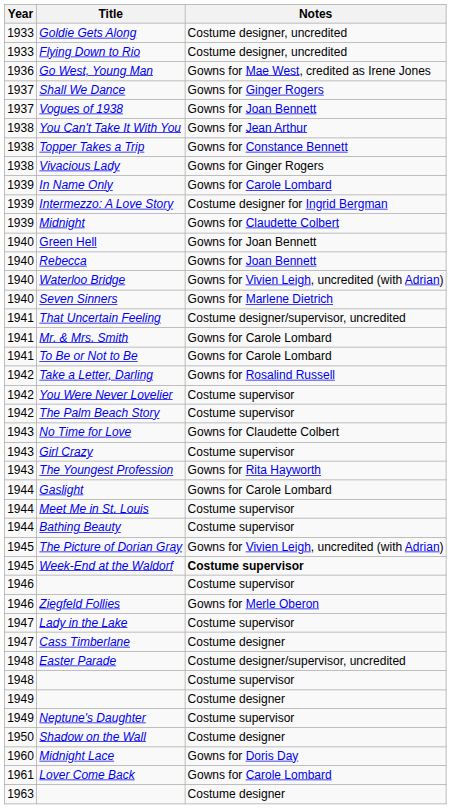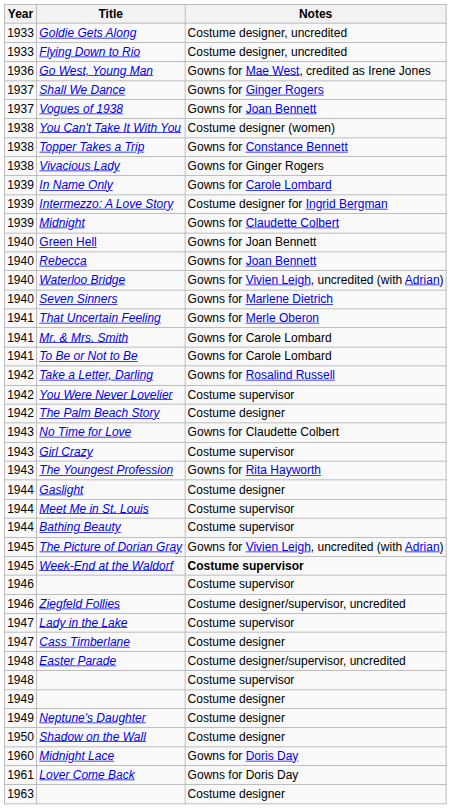(247, 128) Gowns for Jean Arthur -> (261, 128) Costume designer (women)
(297, 318) Costume designer/supervisor, uncredited -> (253, 318) Gowns for Merle Oberon
(241, 413) Costume supervisor -> (236, 413) Costume designer
(260, 489) Gowns for Carole Lombard -> (236, 489) Costume designer
(253, 603) Gowns for Merle Oberon -> (297, 603) Costume designer/supervisor, uncredited
(241, 718) Costume supervisor -> (236, 718) Costume designer
(260, 775) Gowns for Carole Lombard -> (243, 775) Gowns for Doris Day
